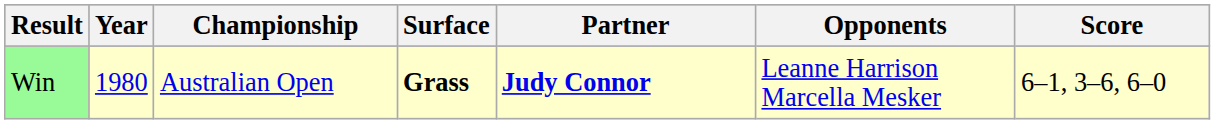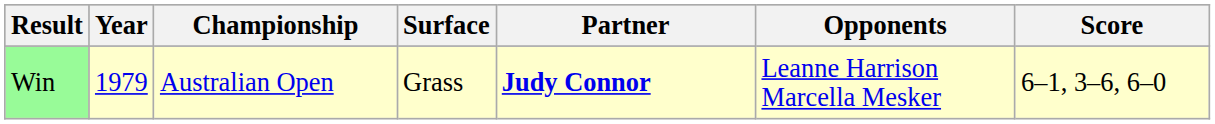(121, 82) 1980 -> (121, 82) 1979
(436, 82) bold -> (433, 82) normal
